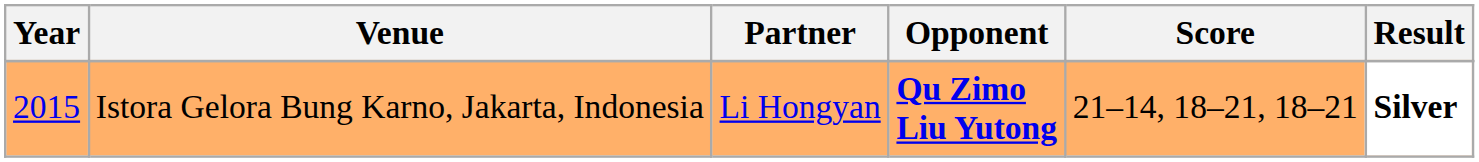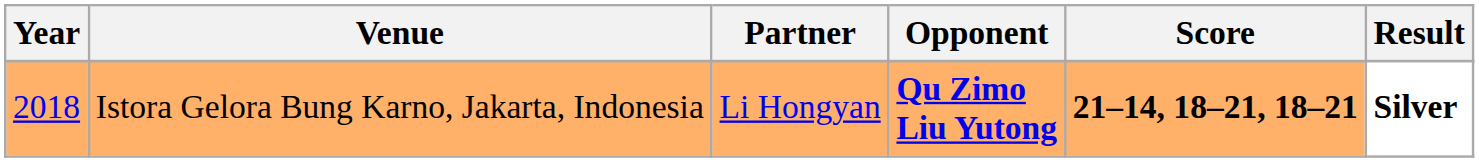(47, 107) 2015 -> (47, 107) 2018
(1215, 107) normal -> (1215, 107) bold
